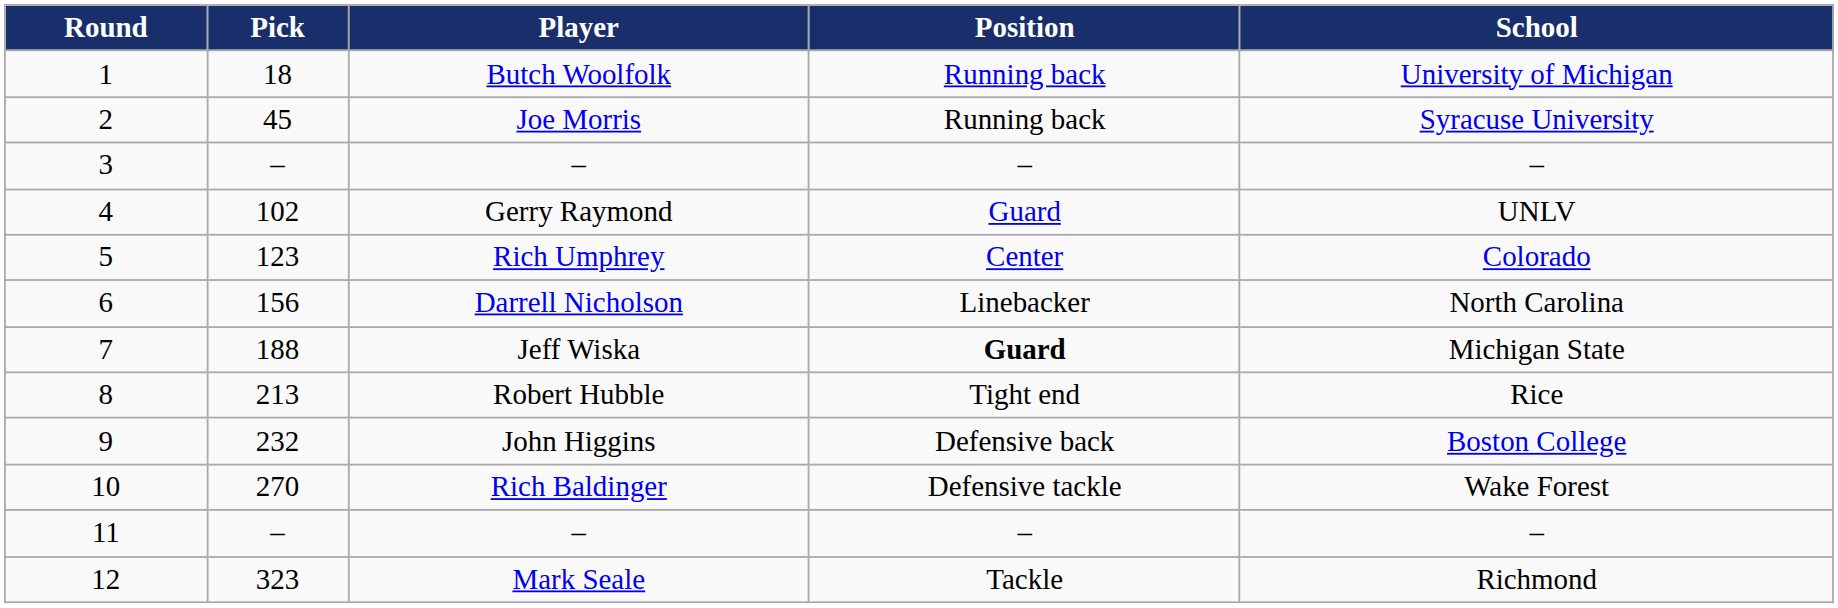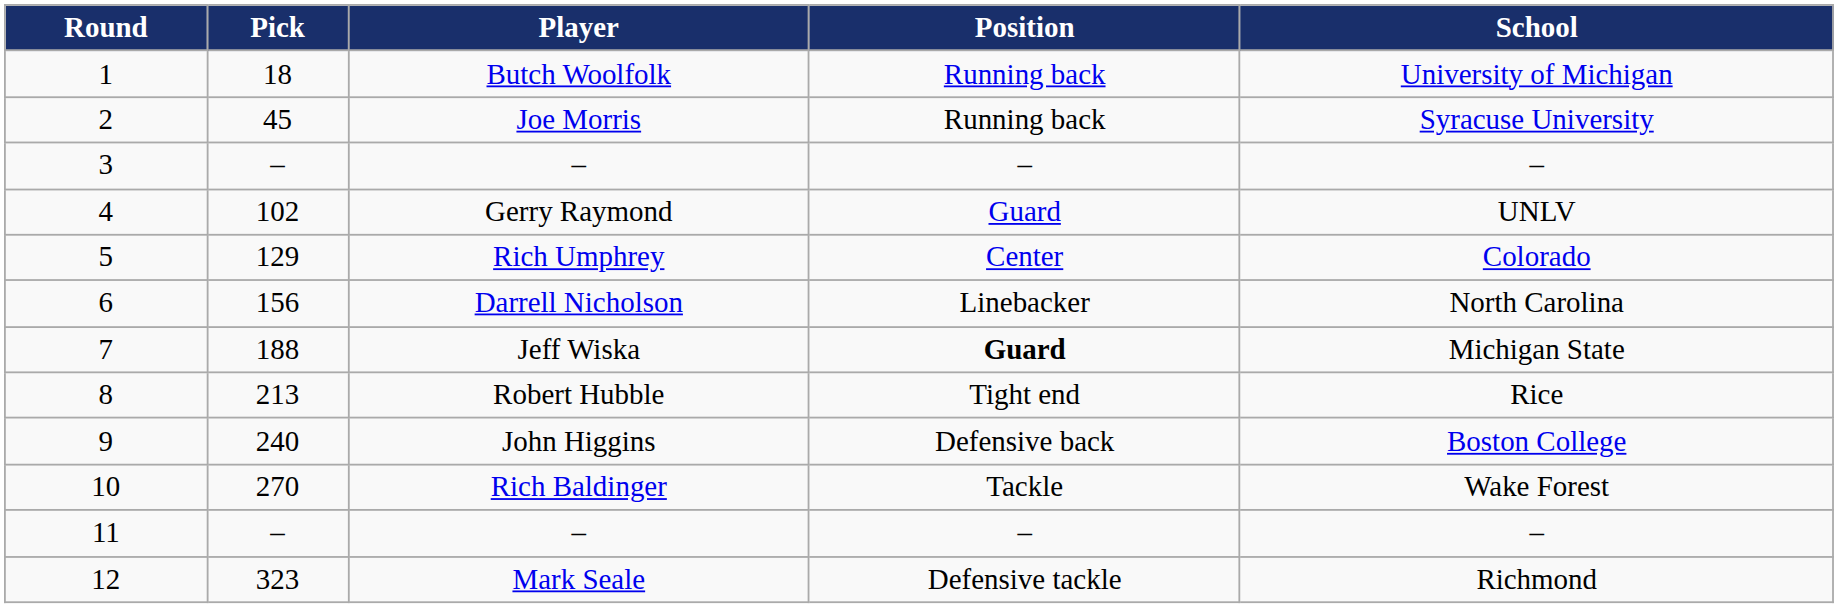(278, 257) 123 -> (278, 257) 129
(278, 440) 232 -> (278, 440) 240
(1025, 486) Defensive tackle -> (1025, 486) Tackle
(1025, 578) Tackle -> (1025, 578) Defensive tackle
